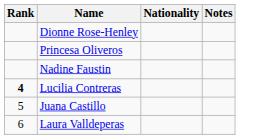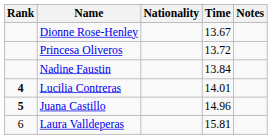+ column: (218, 13)
(21, 106) normal -> (21, 106) bold
